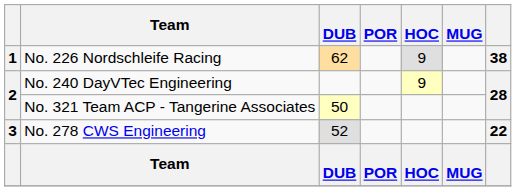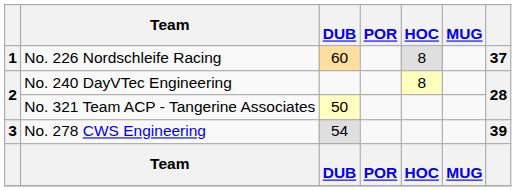(339, 58) 62 -> (339, 58) 60
(422, 58) 9 -> (422, 58) 8
(498, 58) 38 -> (498, 58) 37
(422, 82) 9 -> (422, 82) 8
(339, 131) 52 -> (339, 131) 54
(498, 131) 22 -> (498, 131) 39
